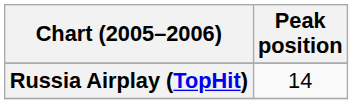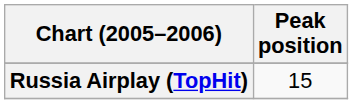(300, 80) 14 -> (300, 80) 15
